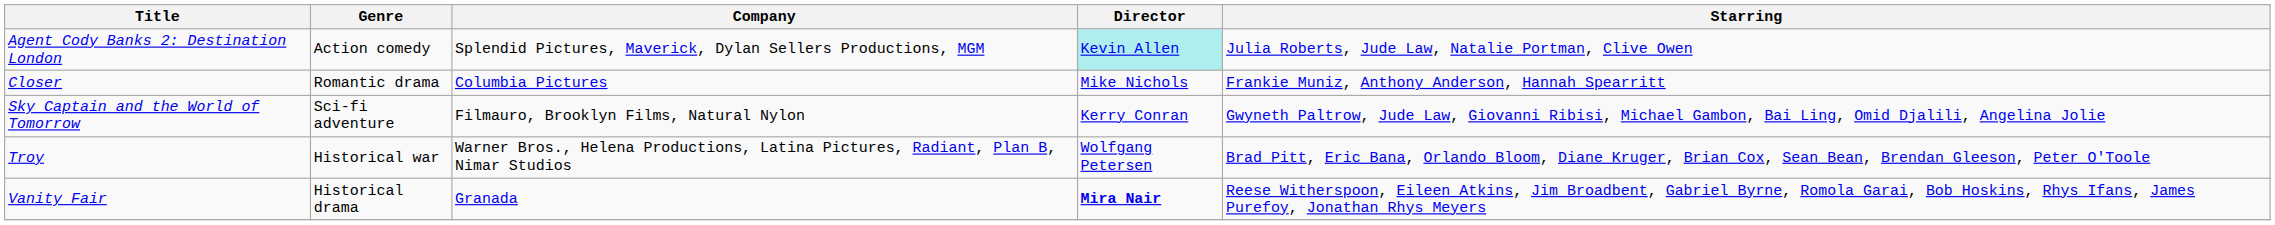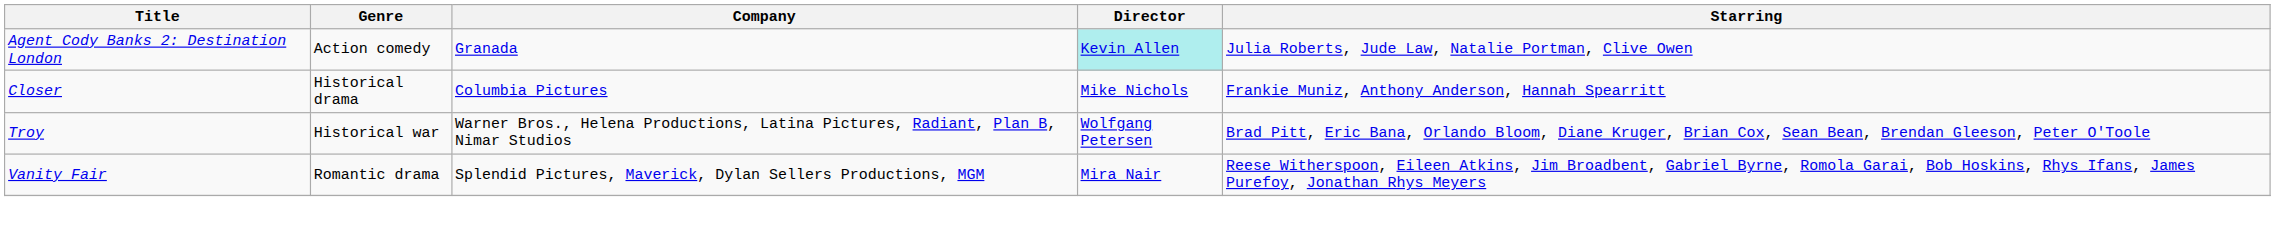(720, 50) Splendid Pictures, Maverick, Dylan Sellers Productions, MGM -> (486, 50) Granada
(377, 83) Romantic drama -> (359, 91) Historical drama
- row: (134, 116)
(359, 199) Historical drama -> (377, 175) Romantic drama
(486, 199) Granada -> (720, 175) Splendid Pictures, Maverick, Dylan Sellers Productions, MGM
(1121, 199) bold -> (1121, 175) normal
